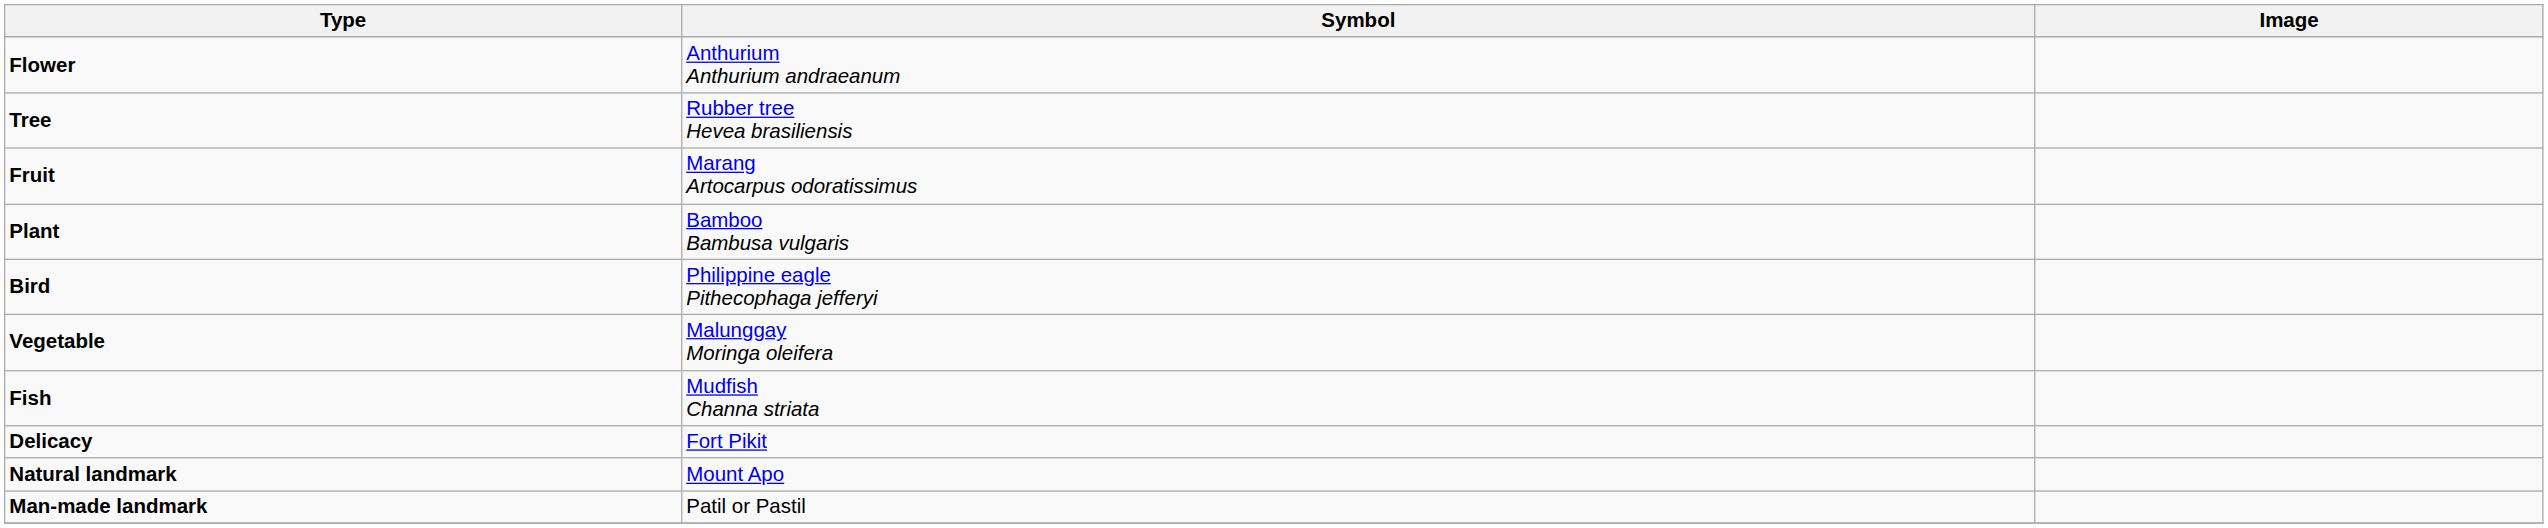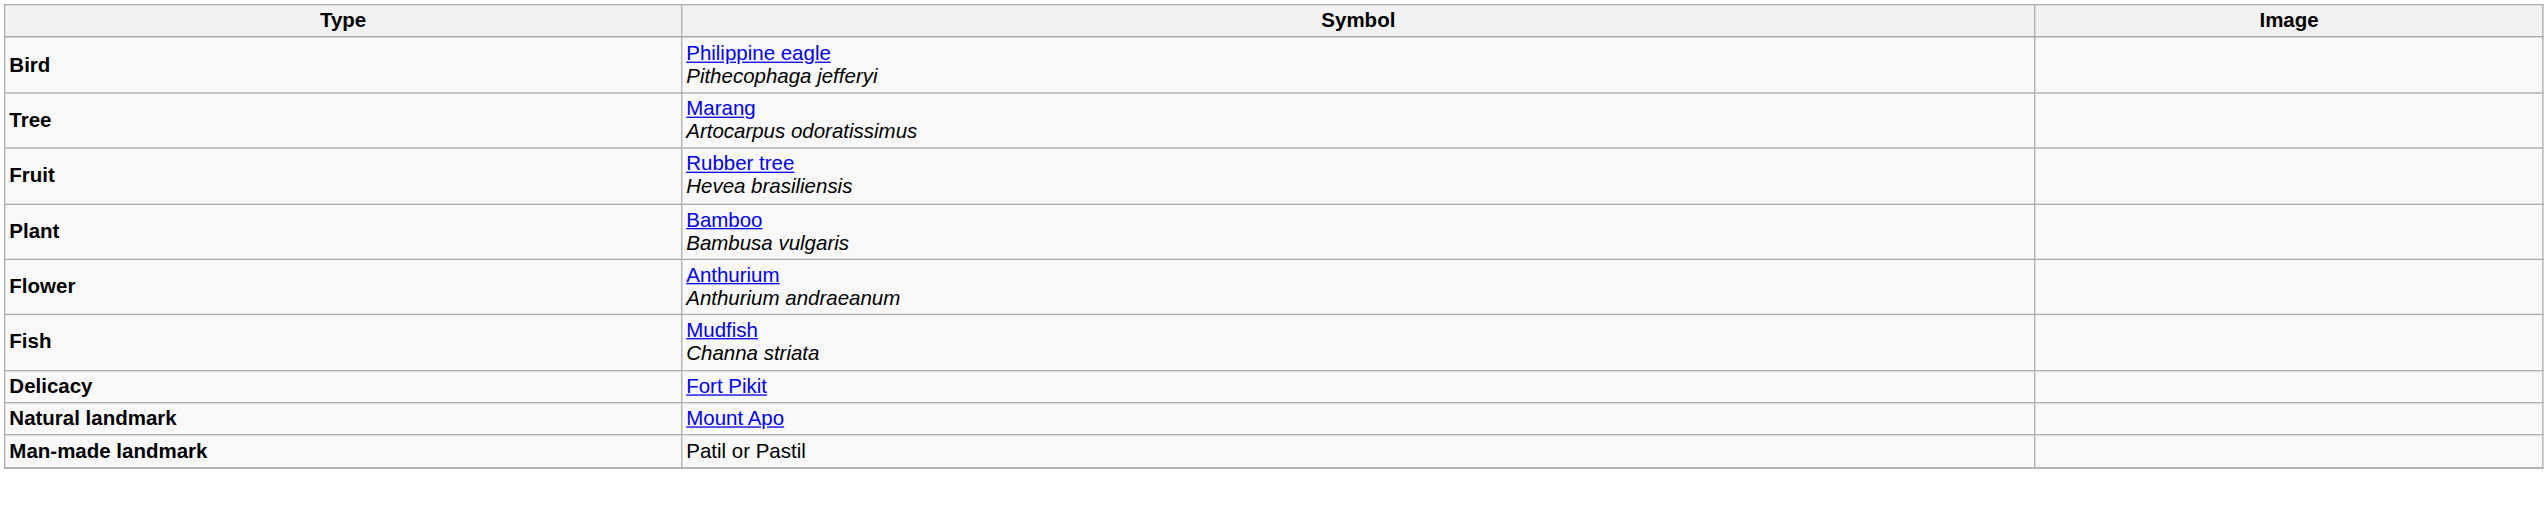rows swapped: (30, 286) <-> (42, 64)
(769, 120) Rubber tree Hevea brasiliensis -> (802, 120) Marang Artocarpus odoratissimus
(802, 175) Marang Artocarpus odoratissimus -> (769, 175) Rubber tree Hevea brasiliensis
- row: (57, 342)
